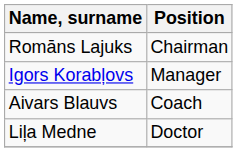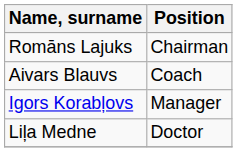rows swapped: (71, 75) <-> (63, 103)
